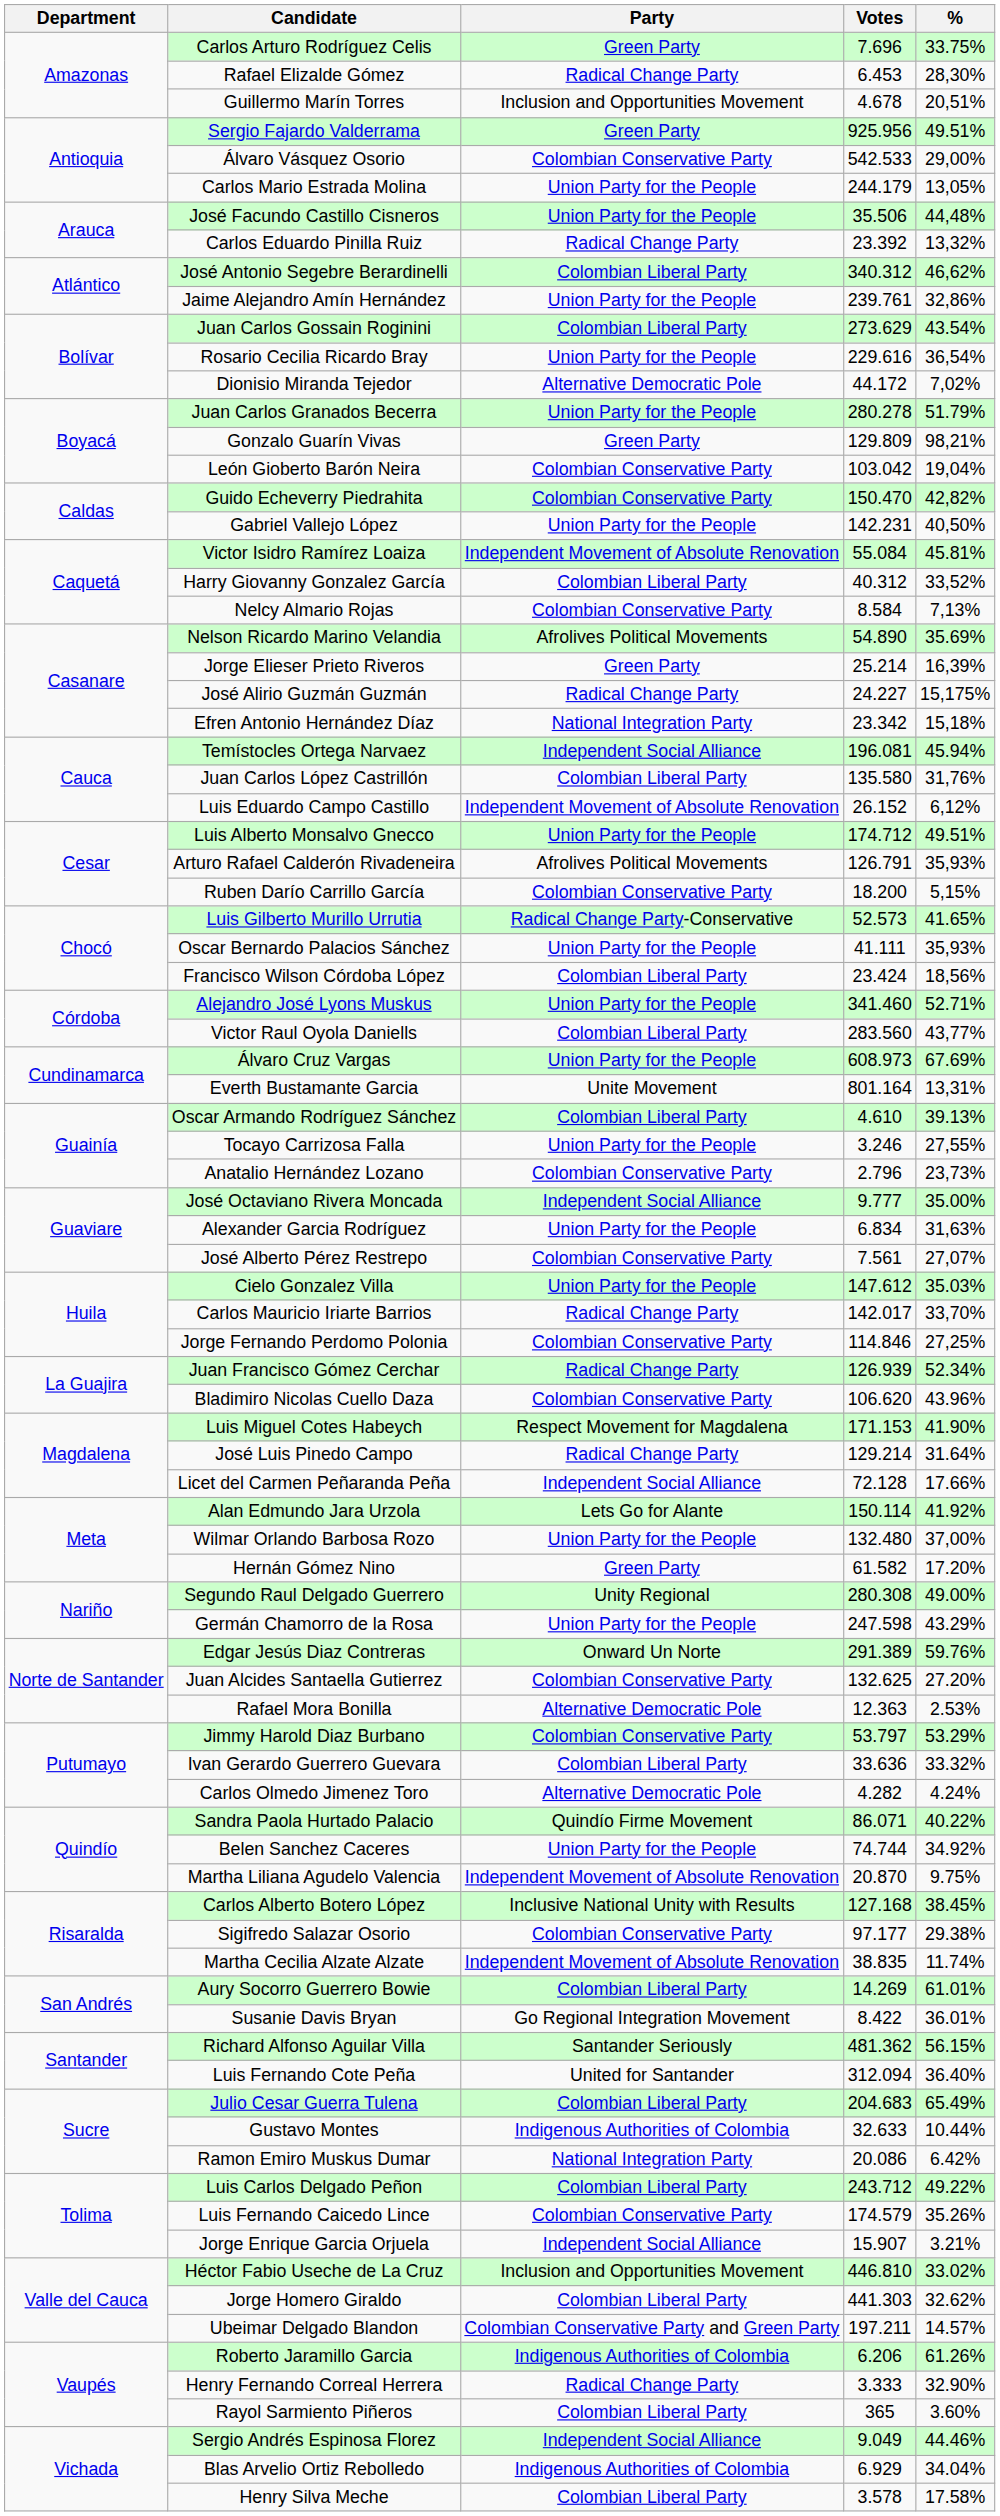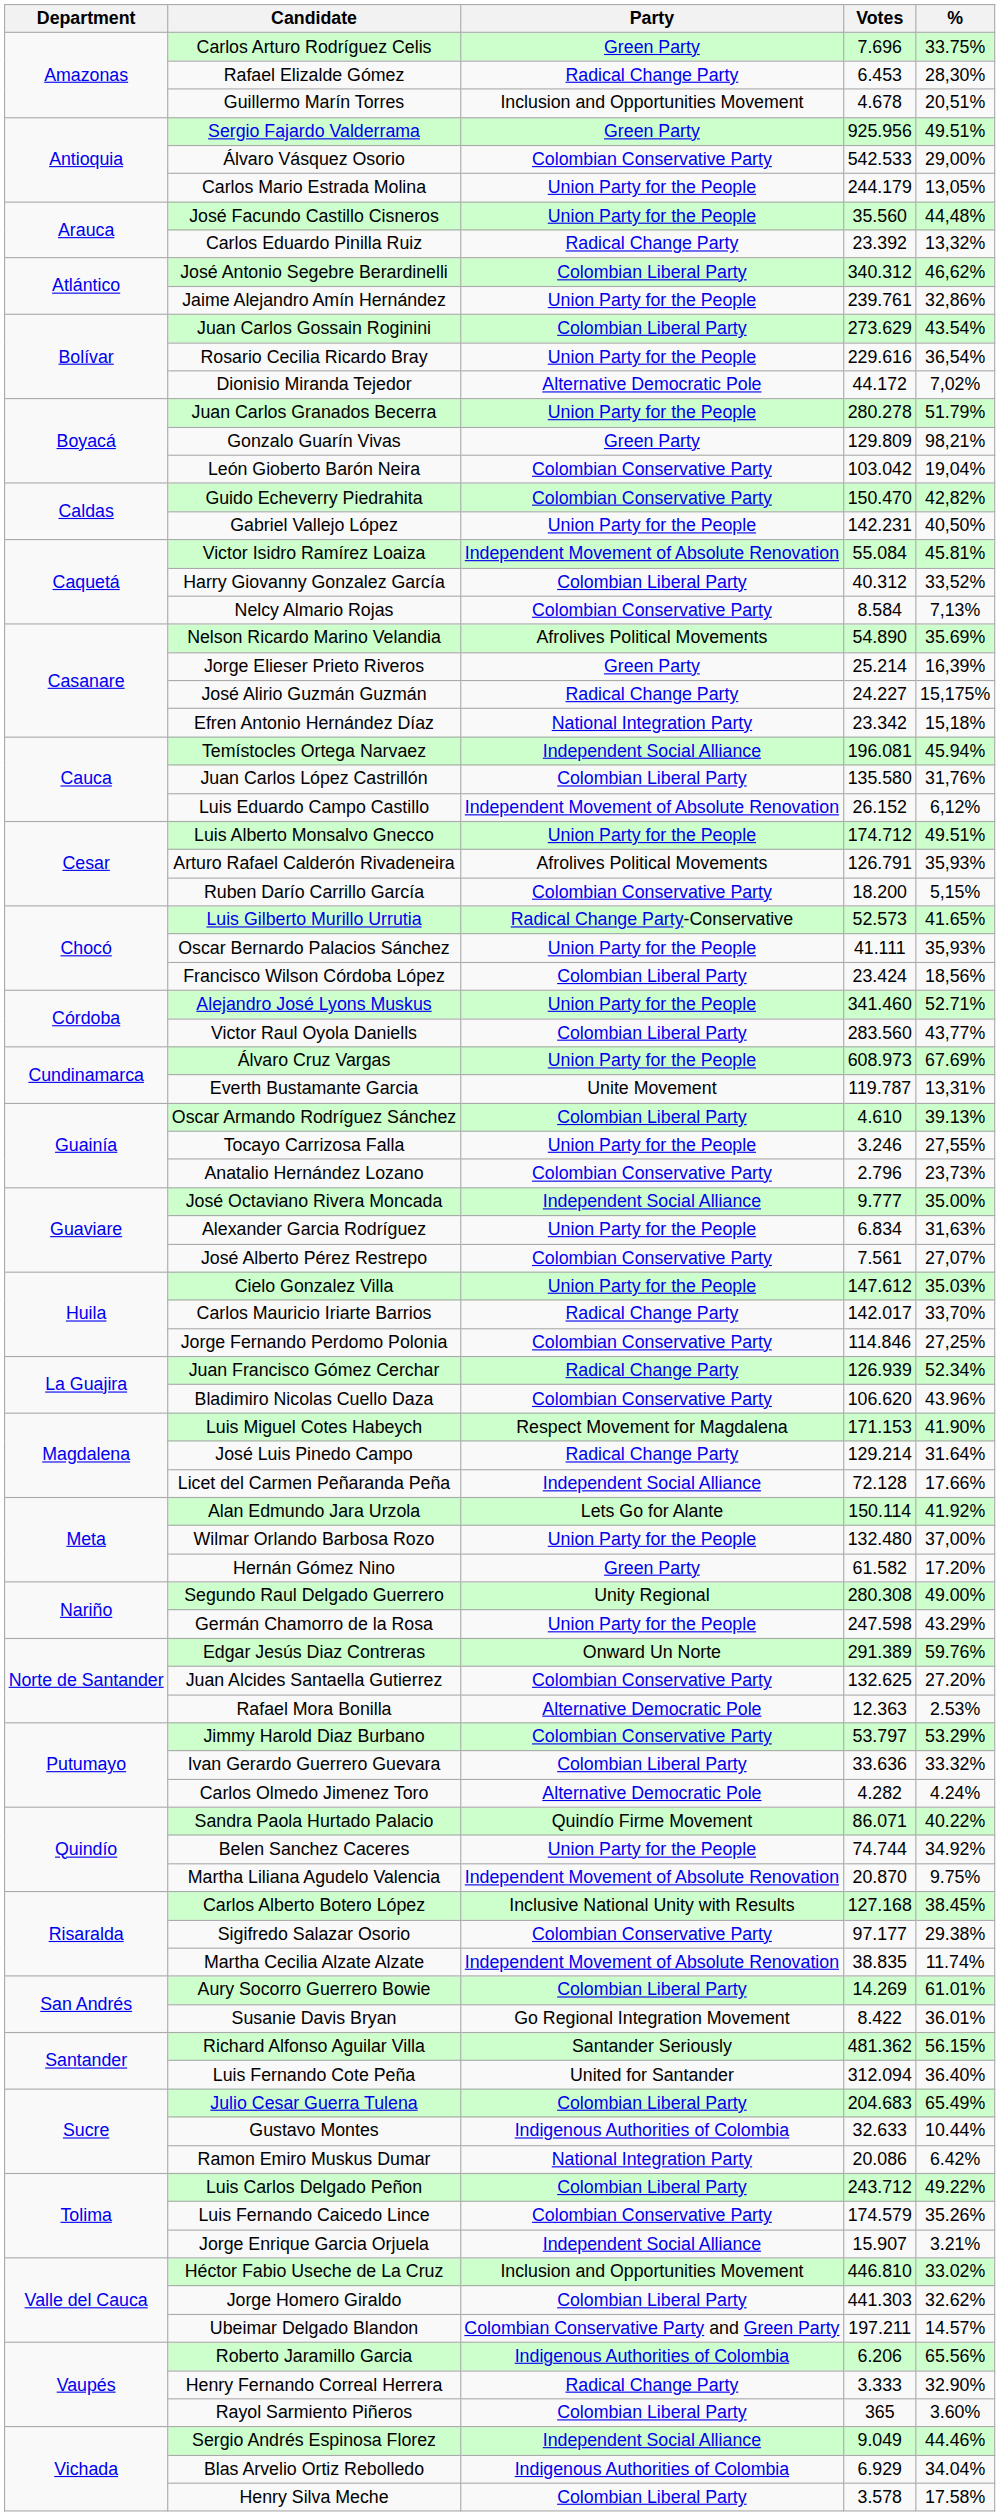(880, 215) 35.506 -> (880, 215) 35.560
(880, 1088) 801.164 -> (880, 1088) 119.787
(955, 2356) 61.26% -> (955, 2356) 65.56%
